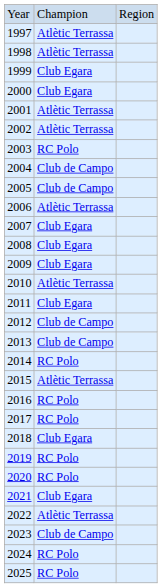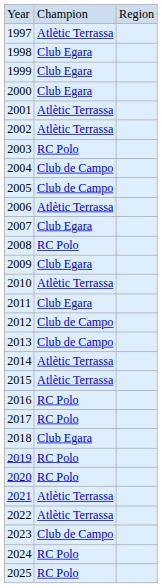(75, 52) Atlètic Terrassa -> (65, 52) Club Egara
(65, 245) Club Egara -> (58, 245) RC Polo
(58, 361) RC Polo -> (75, 361) Atlètic Terrassa
(65, 496) Club Egara -> (75, 496) Atlètic Terrassa
